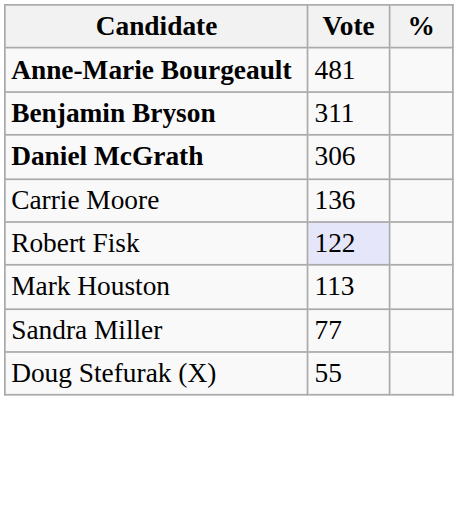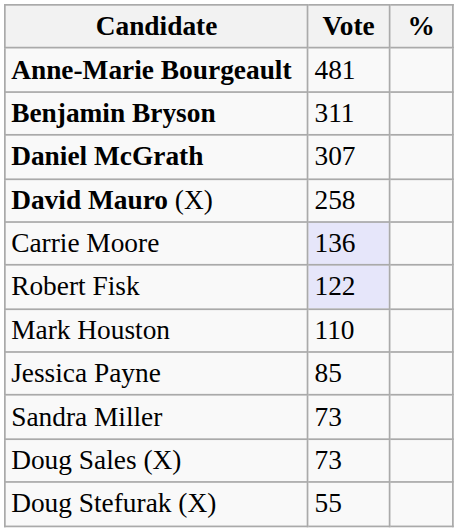(335, 156) 306 -> (335, 156) 307
+ row: (112, 199)
(335, 199) no background -> (335, 243) lavender background
(334, 286) 113 -> (334, 329) 110
+ row: (86, 373)
(328, 329) 77 -> (328, 416) 73
+ row: (96, 460)
